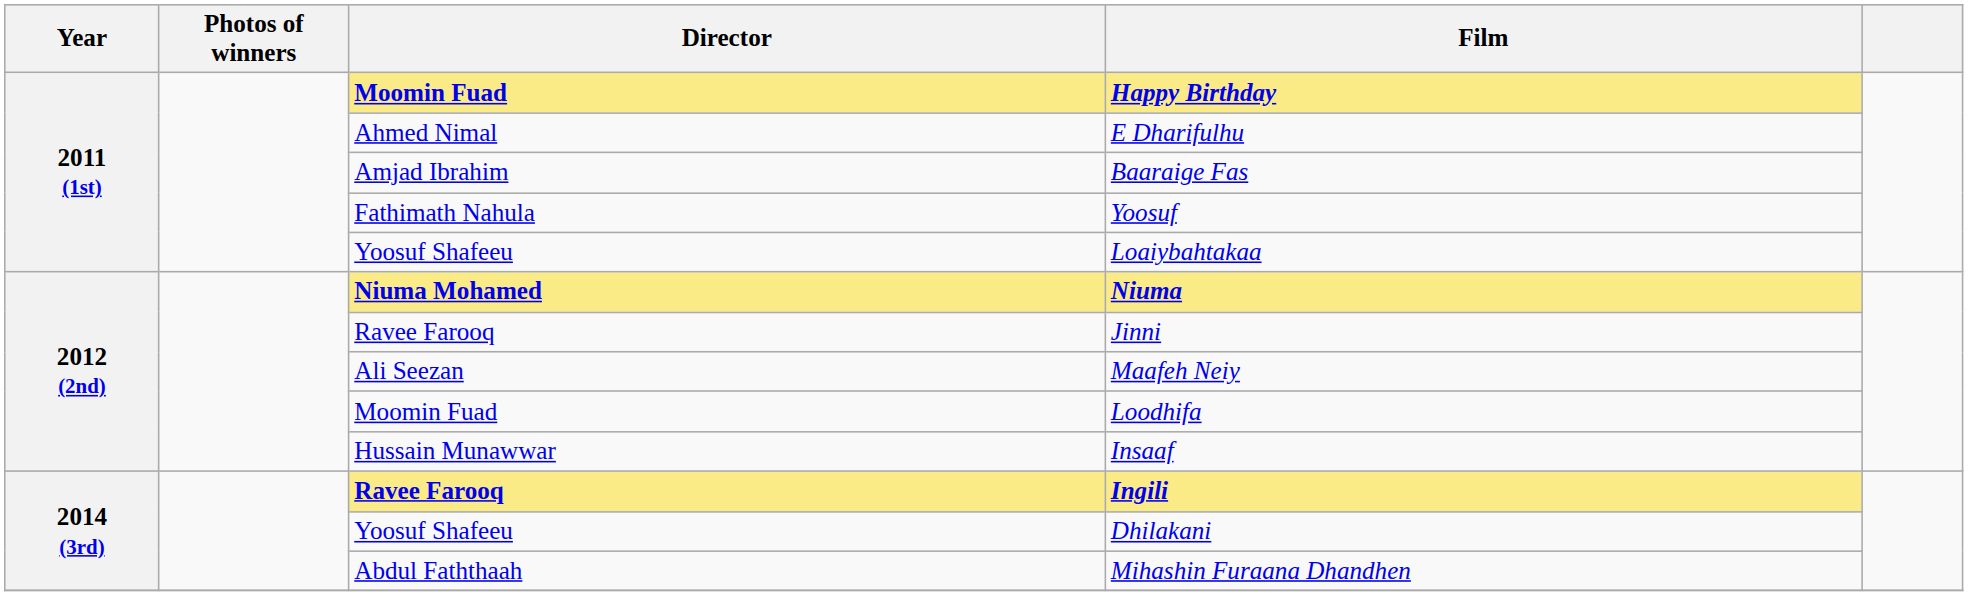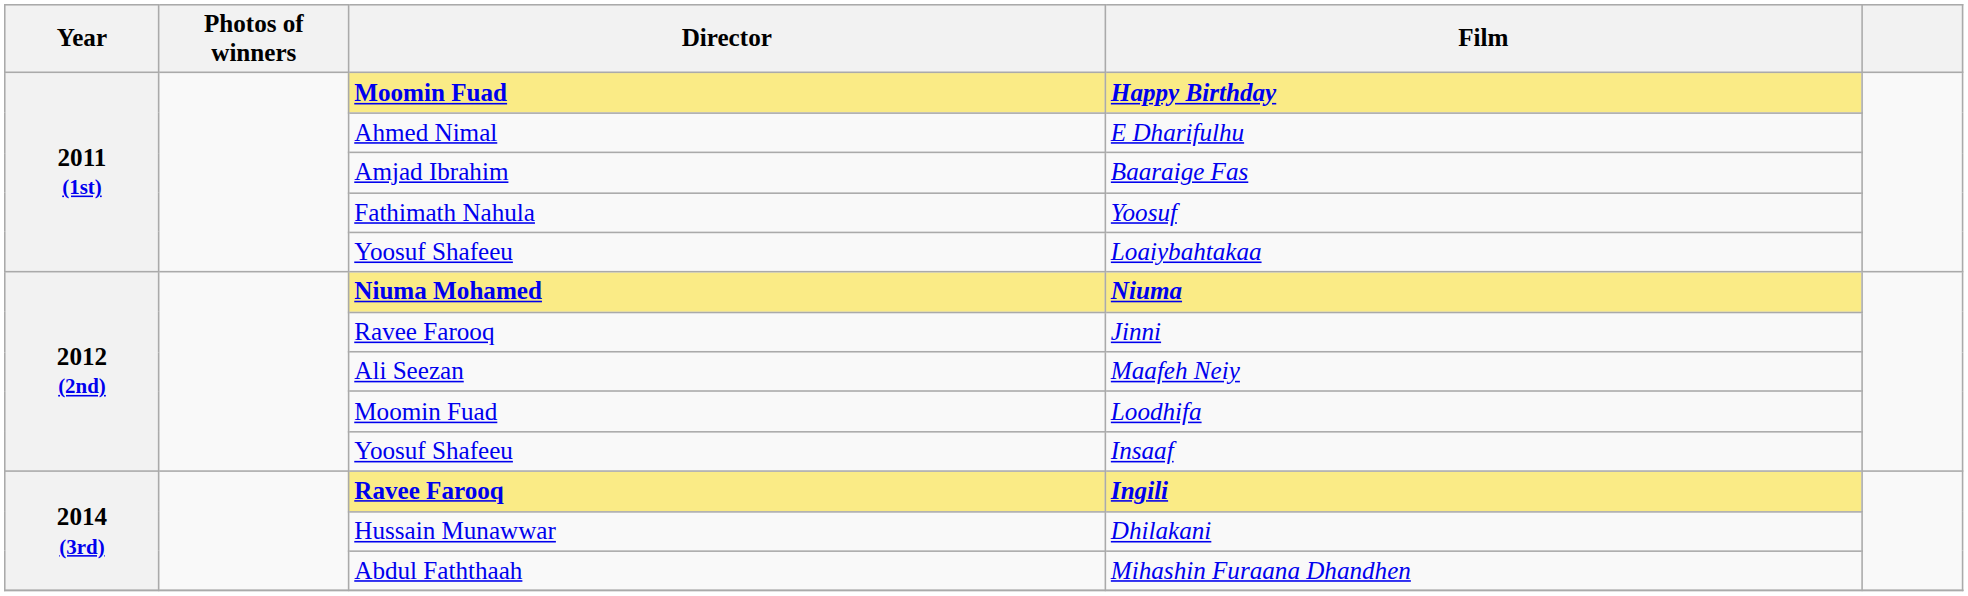(455, 451) Hussain Munawwar -> (434, 451) Yoosuf Shafeeu
(434, 530) Yoosuf Shafeeu -> (455, 530) Hussain Munawwar
